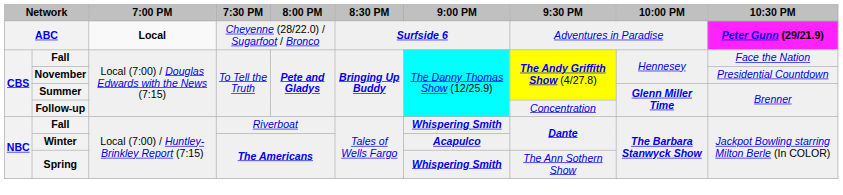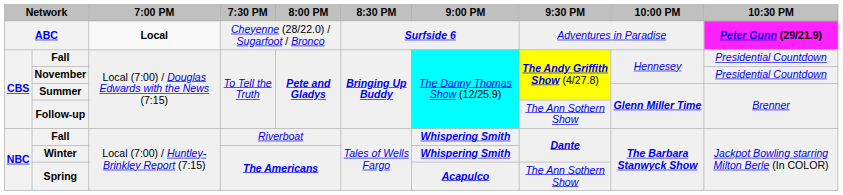(773, 58) Face the Nation -> (771, 58) Presidential Countdown
(563, 108) Concentration -> (565, 114) The Ann Sothern Show
(457, 141) Acapulco -> (465, 153) Whispering Smith
(457, 164) Whispering Smith -> (465, 176) Acapulco
